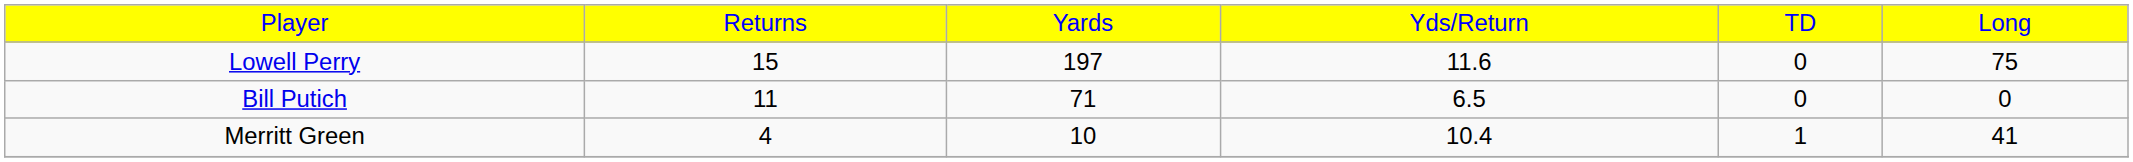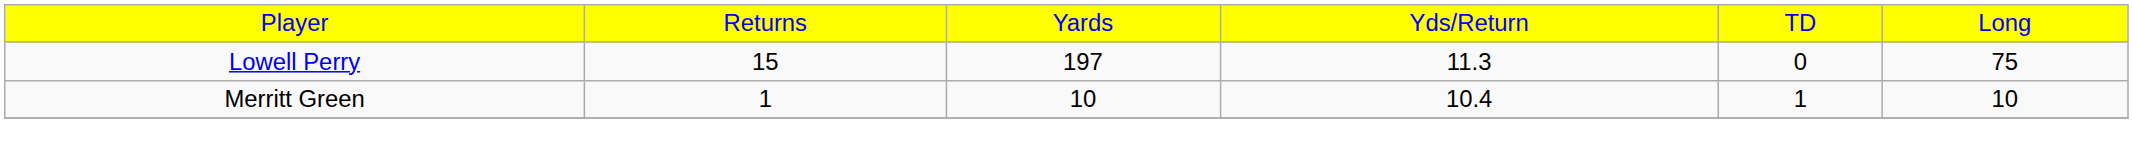(1469, 61) 11.6 -> (1469, 61) 11.3
- row: (295, 99)
(765, 136) 4 -> (765, 99) 1
(2005, 136) 41 -> (2005, 99) 10
